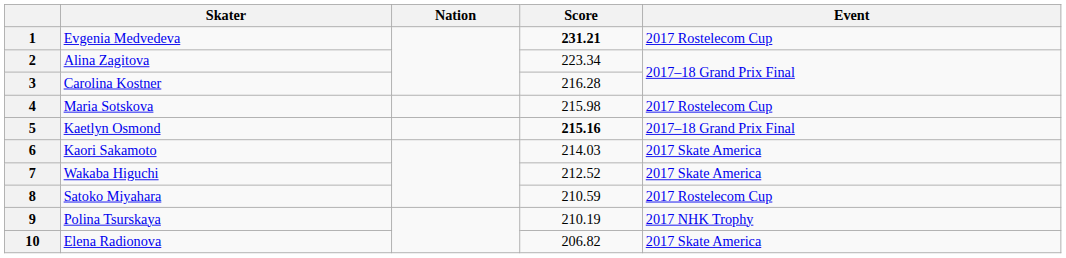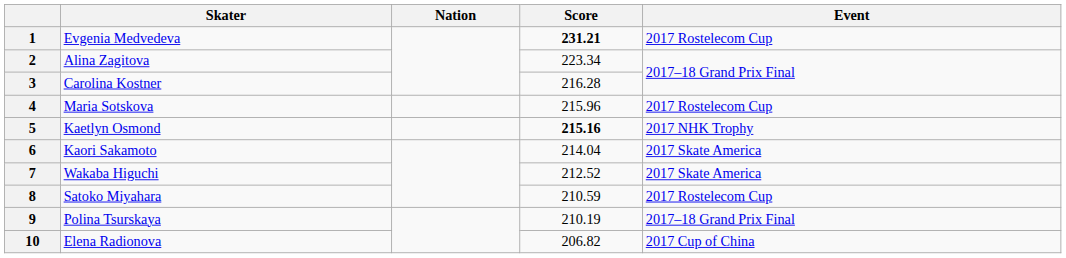(581, 106) 215.98 -> (581, 106) 215.96
(720, 128) 2017–18 Grand Prix Final -> (700, 128) 2017 NHK Trophy
(581, 151) 214.03 -> (581, 151) 214.04
(700, 219) 2017 NHK Trophy -> (720, 219) 2017–18 Grand Prix Final
(704, 241) 2017 Skate America -> (700, 241) 2017 Cup of China
